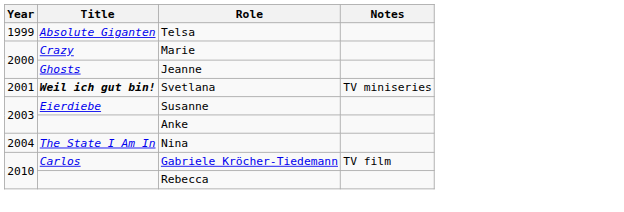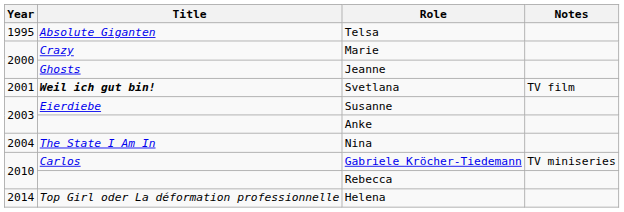(21, 32) 1999 -> (21, 32) 1995
(388, 87) TV miniseries -> (551, 87) TV film
(367, 161) TV film -> (571, 161) TV miniseries
+ row: (365, 198)
